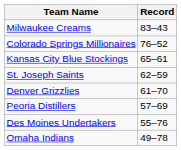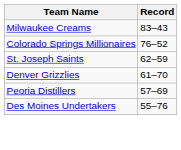- row: (67, 59)
- row: (40, 138)
